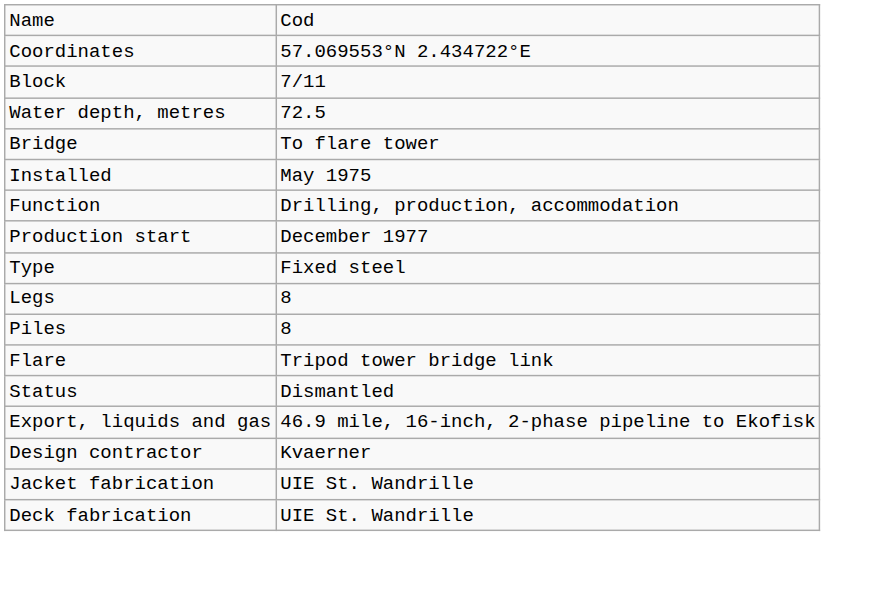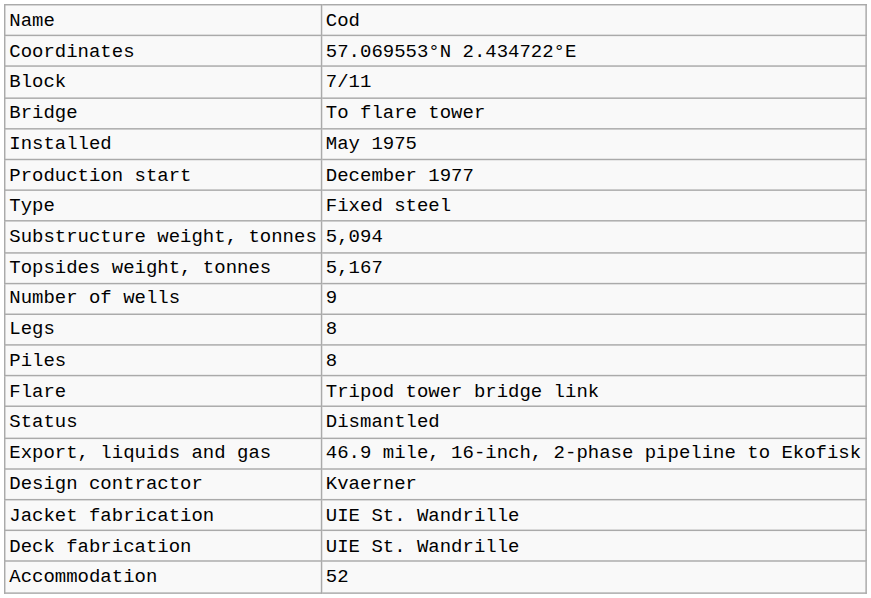- row: (117, 113)
- row: (55, 206)
+ row: (163, 237)
+ row: (140, 268)
+ row: (95, 299)
+ row: (83, 577)
